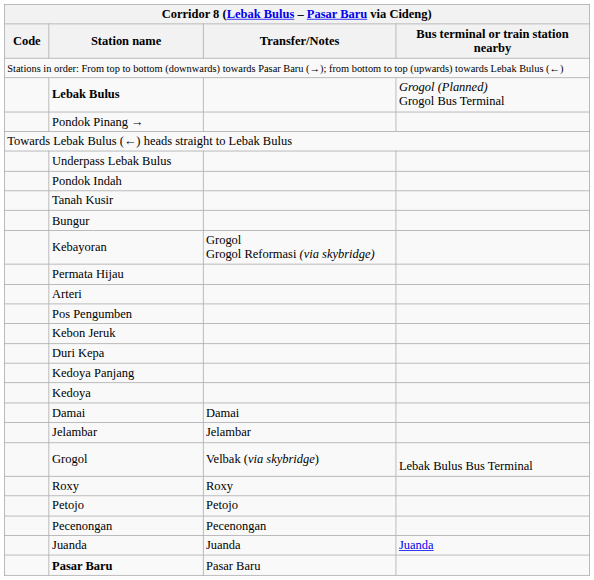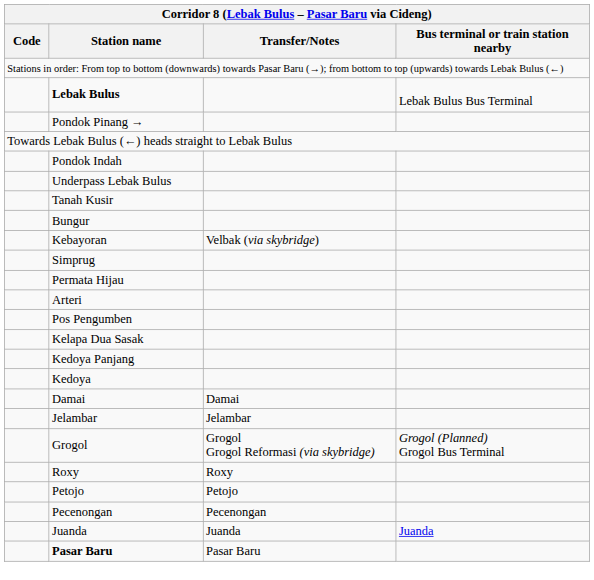(452, 94) Grogol (Planned) Grogol Bus Terminal -> (466, 101) Lebak Bulus Bus Terminal
rows swapped: (112, 161) <-> (87, 181)
(290, 247) Grogol Grogol Reformasi (via skybridge) -> (262, 240) Velbak (via skybridge)
+ row: (74, 260)
+ row: (98, 339)
- row: (84, 333)
- row: (78, 353)
(262, 459) Velbak (via skybridge) -> (290, 445) Grogol Grogol Reformasi (via skybridge)
(466, 466) Lebak Bulus Bus Terminal -> (452, 445) Grogol (Planned) Grogol Bus Terminal
